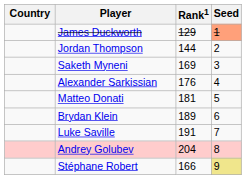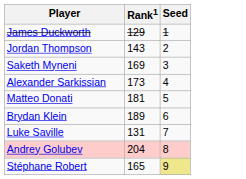- column: (30, 14)
(217, 32) lightsalmon background -> (166, 32) no background
(187, 49) 144 -> (136, 49) 143
(187, 82) 176 -> (136, 82) 173
(187, 132) 191 -> (136, 132) 131
(187, 166) 166 -> (136, 166) 165
